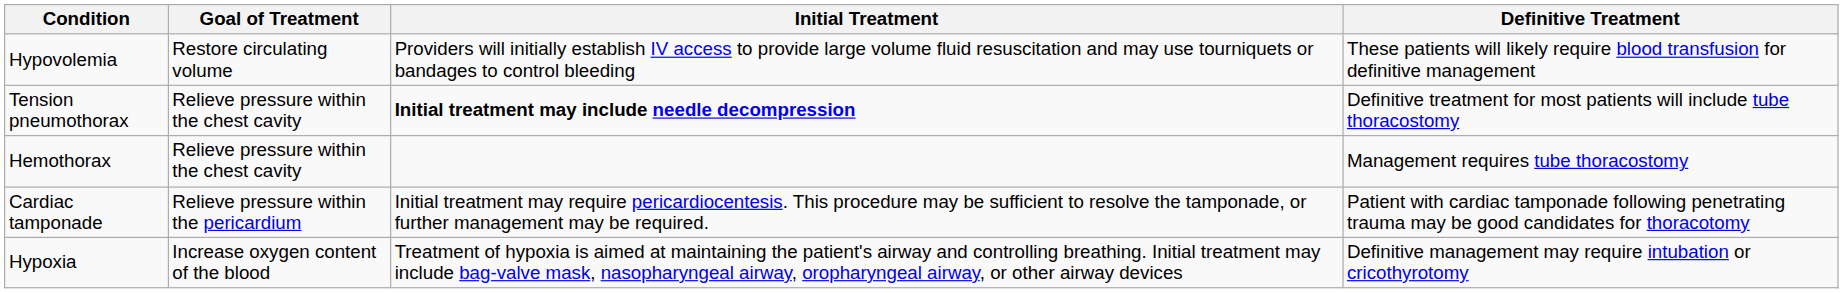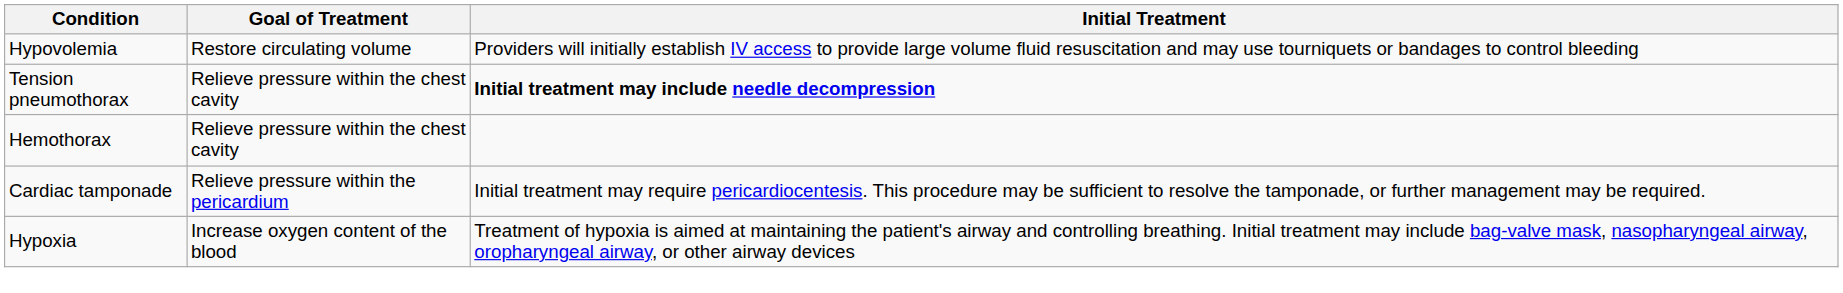- column: (1590, 19)
